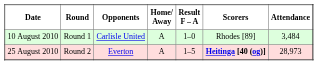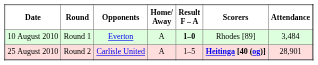(121, 37) Carlisle United -> (121, 37) Everton
(189, 37) normal -> (189, 37) bold
(121, 52) Everton -> (121, 52) Carlisle United
(291, 52) 28,973 -> (291, 52) 28,901
